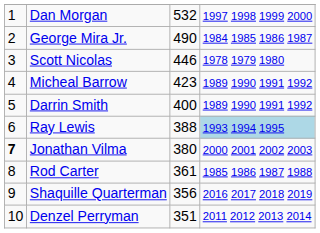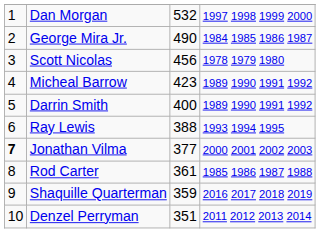(185, 60) 446 -> (185, 60) 456
(243, 127) lightblue background -> (243, 127) no background
(185, 149) 380 -> (185, 149) 377
(185, 194) 356 -> (185, 194) 359
